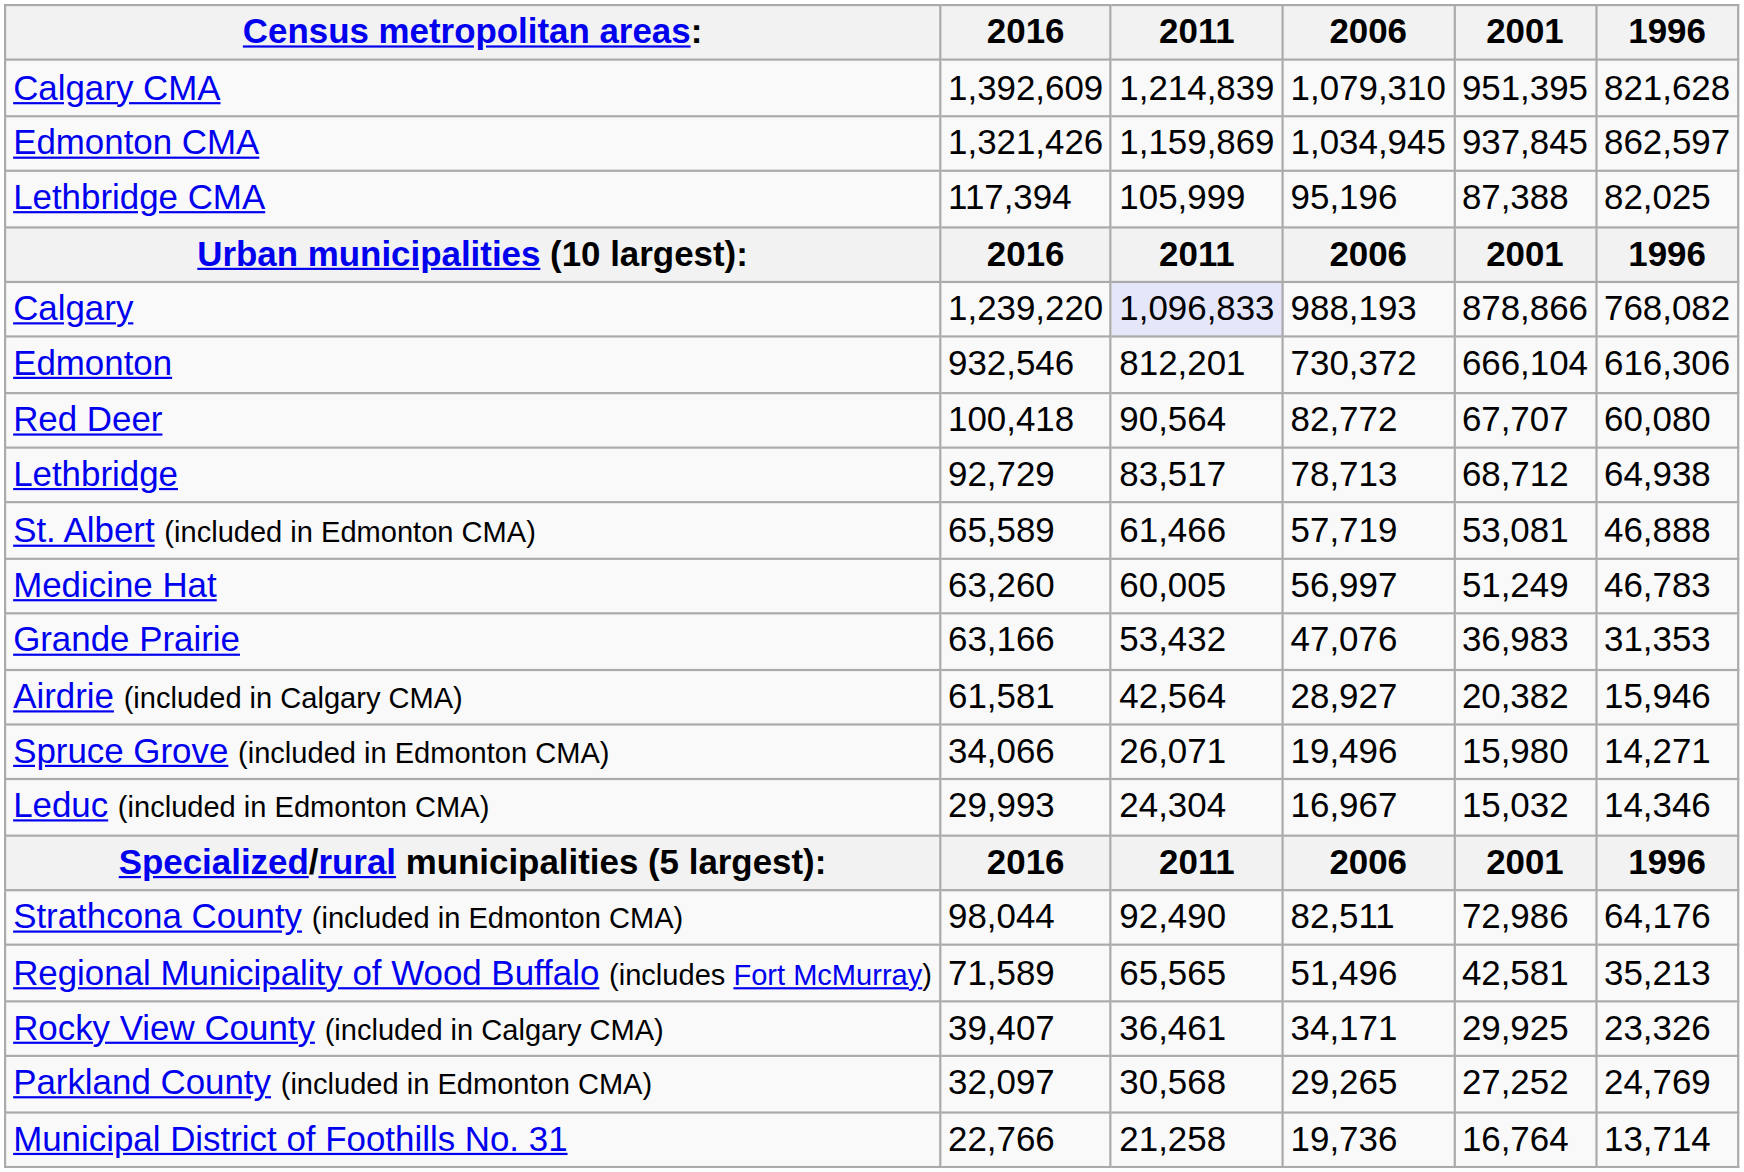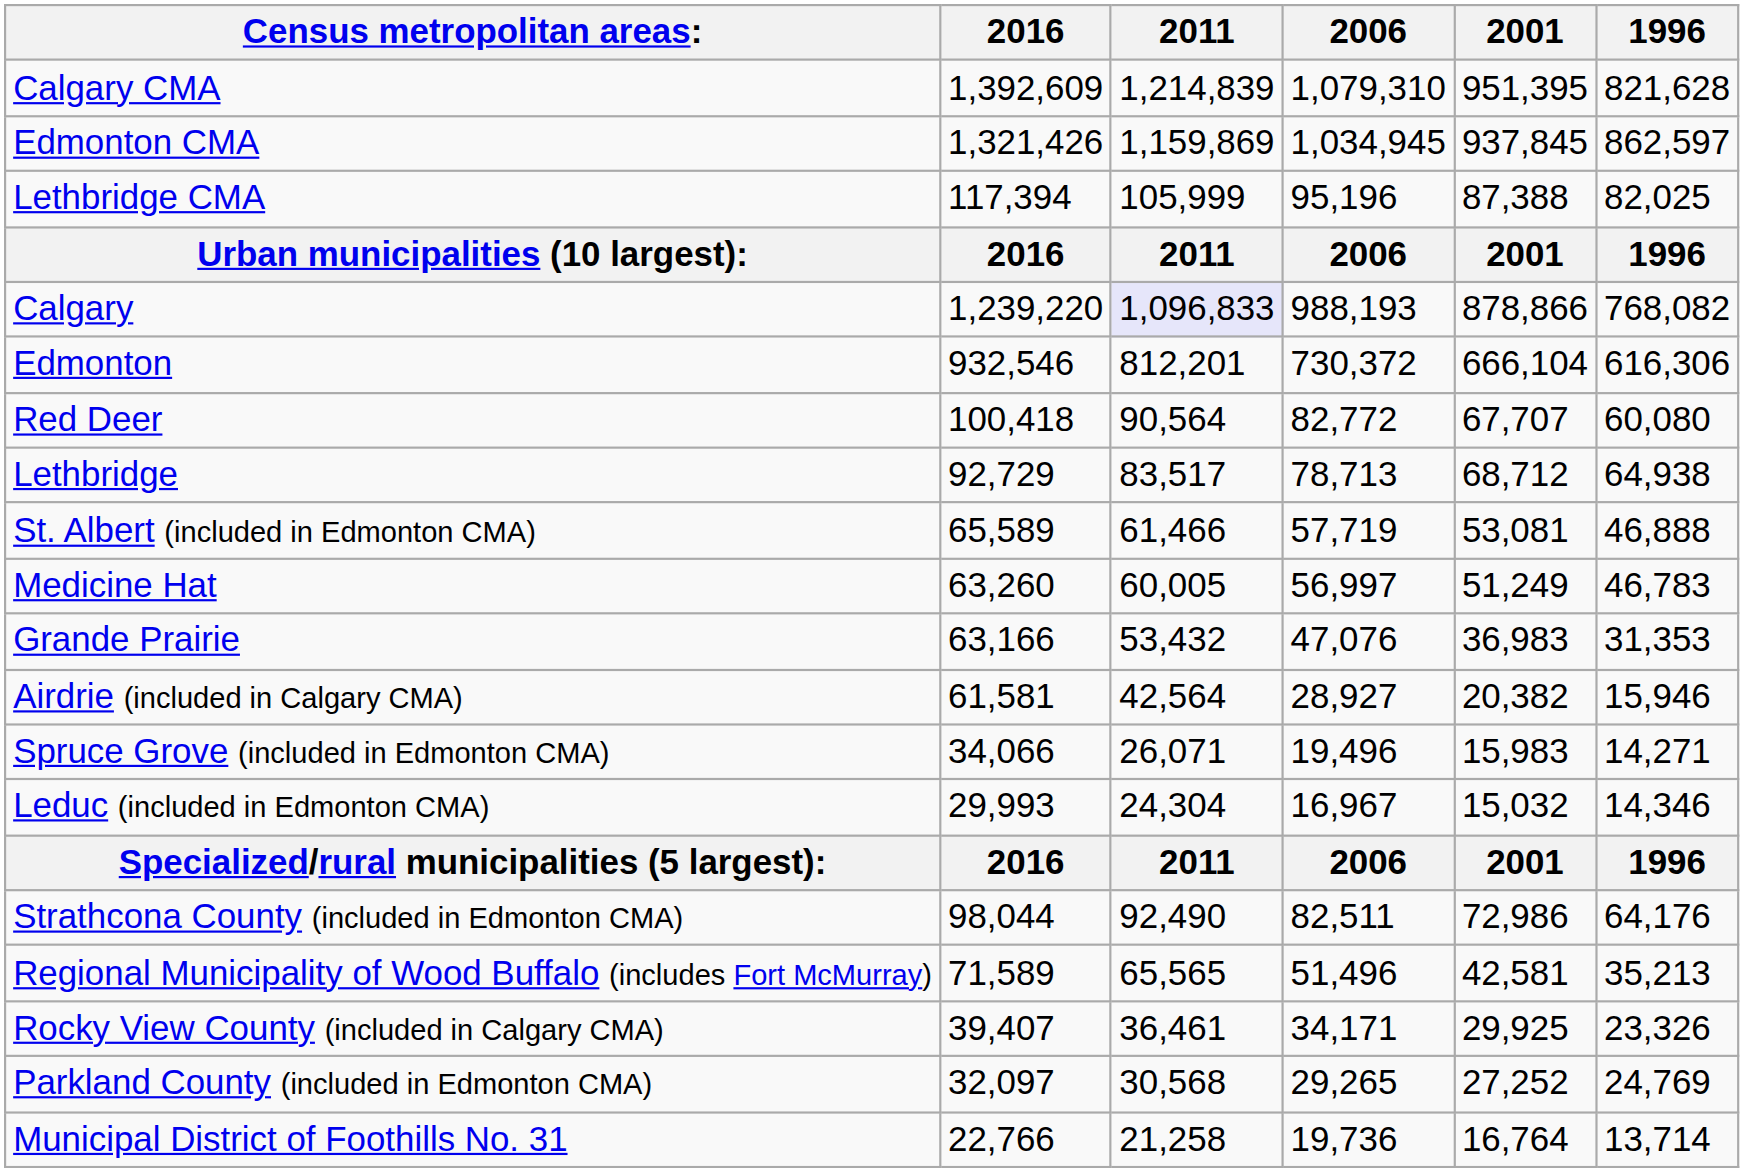(1515, 751) 15,980 -> (1515, 751) 15,983
